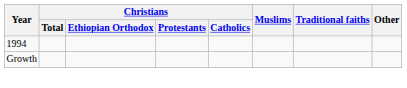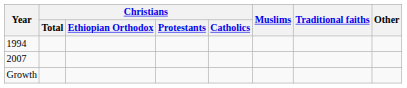+ row: (17, 59)
